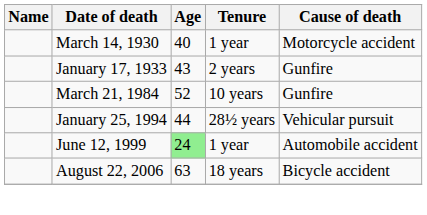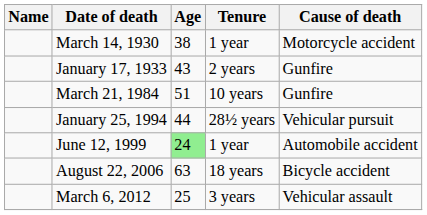(182, 42) 40 -> (182, 42) 38
(182, 94) 52 -> (182, 94) 51
+ row: (103, 196)
